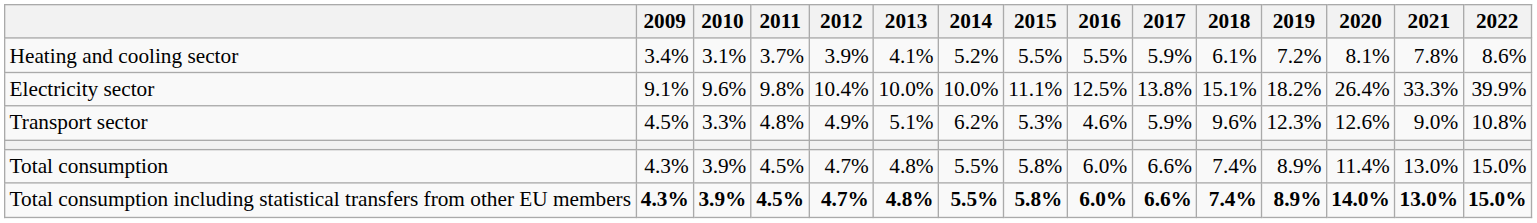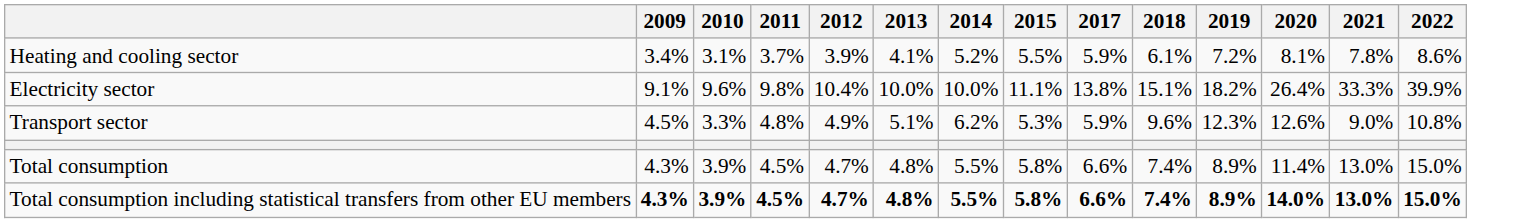- column: (1100, 21)
